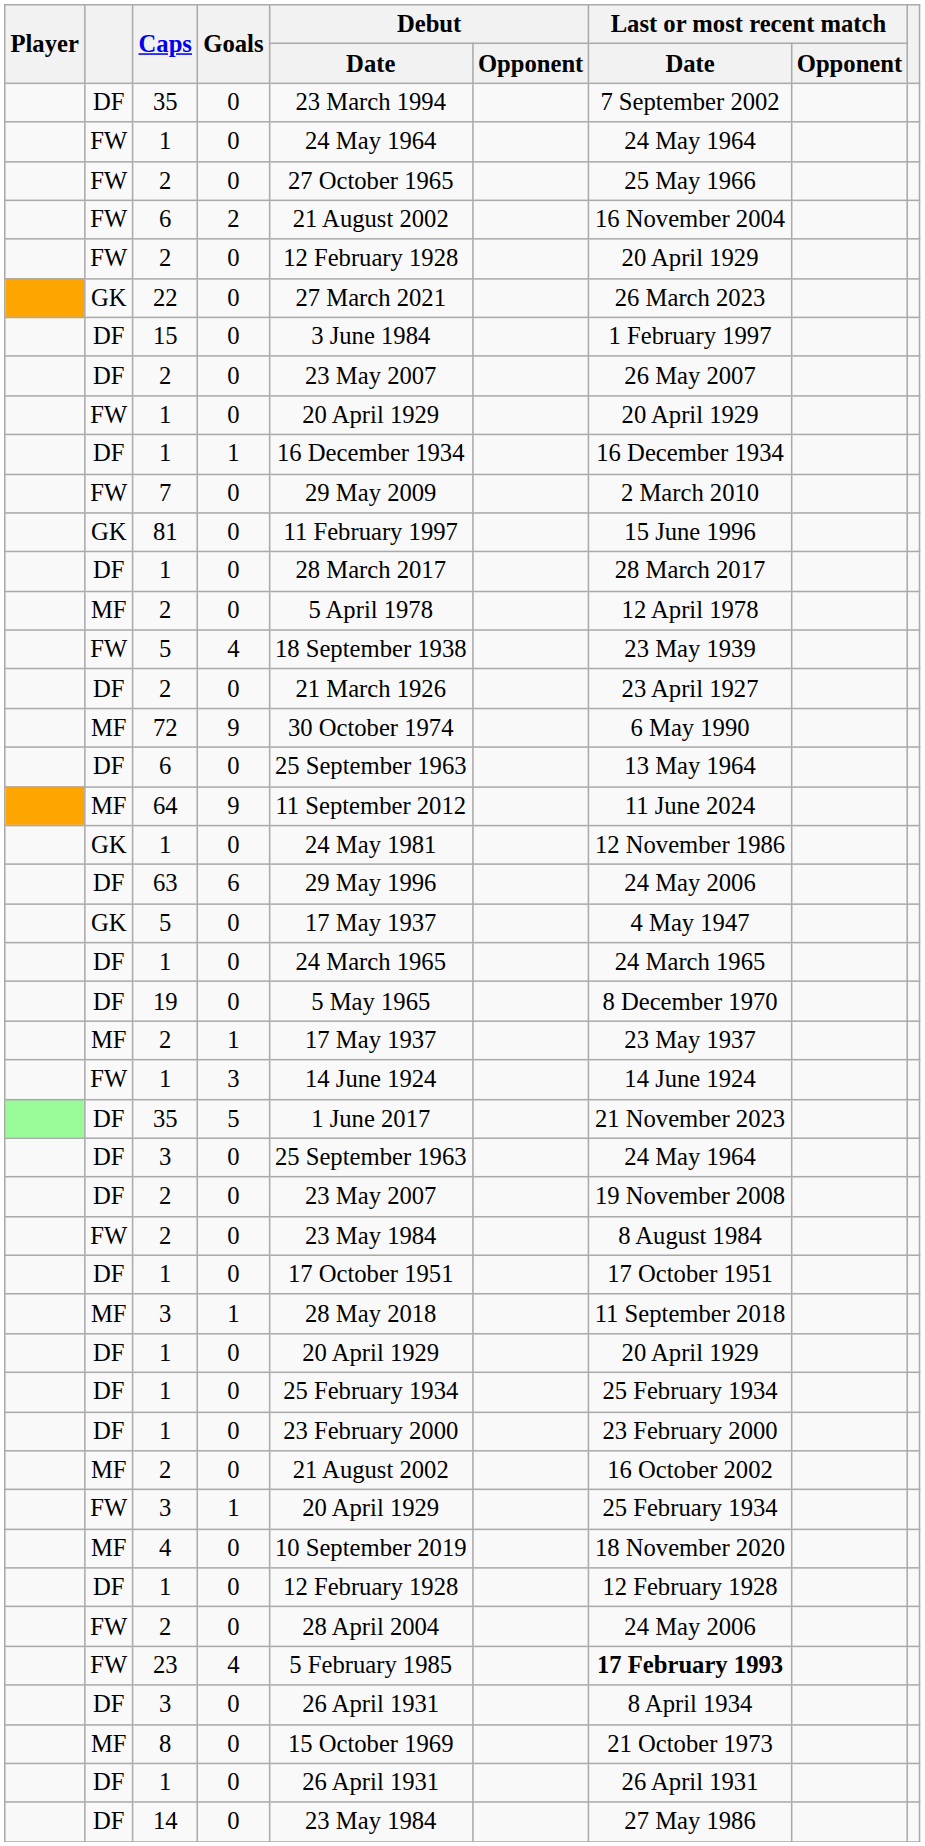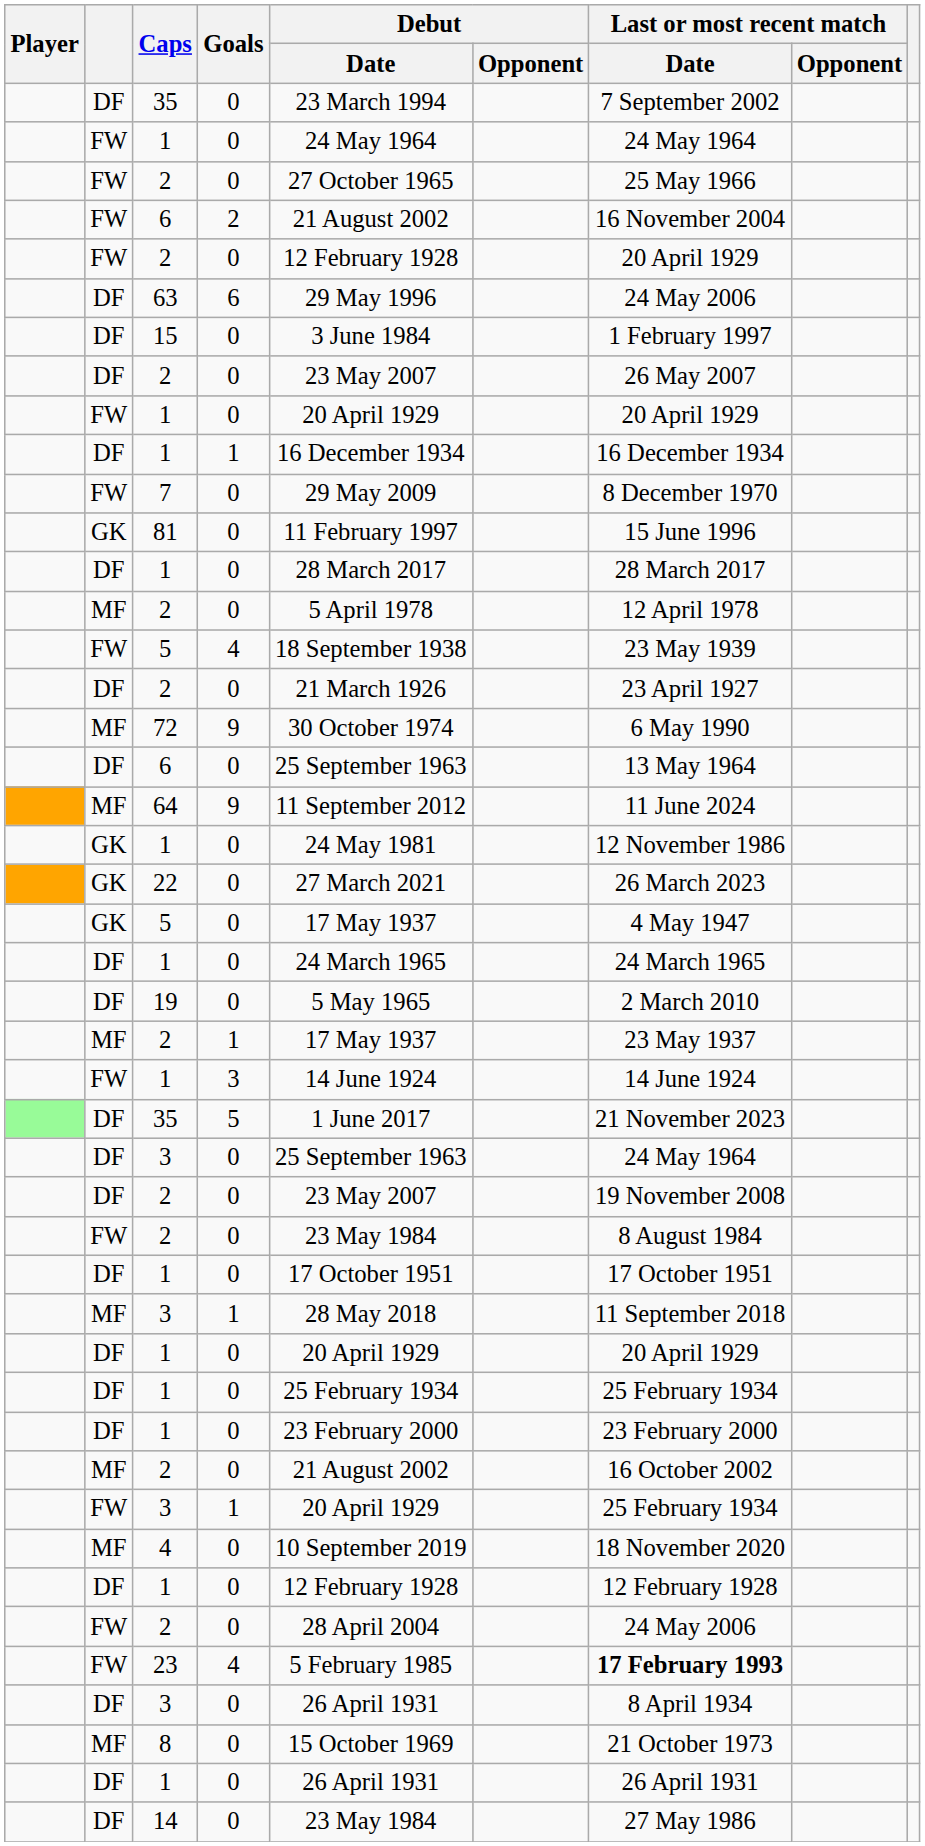rows swapped: (109, 297) <-> (109, 883)
(690, 492) 2 March 2010 -> (690, 492) 8 December 1970
(690, 1000) 8 December 1970 -> (690, 1000) 2 March 2010
